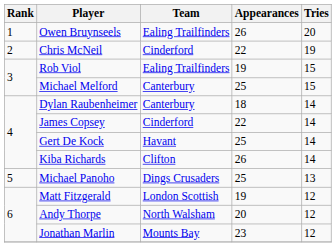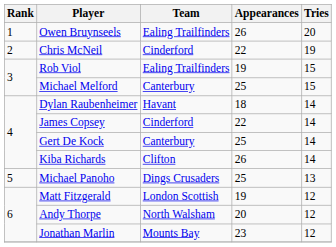(169, 104) Canterbury -> (159, 104) Havant
(159, 141) Havant -> (169, 141) Canterbury
